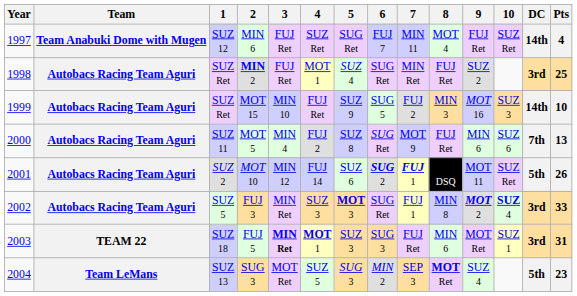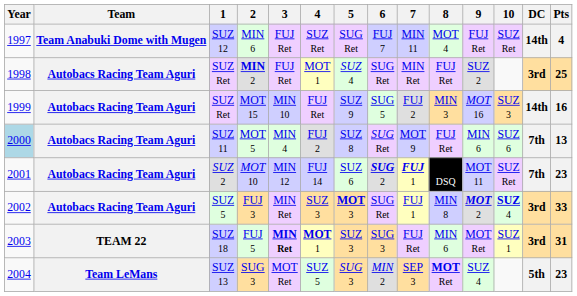(561, 107) 10 -> (561, 107) 16
(19, 141) no background -> (19, 141) lightblue background
(537, 174) 5th -> (537, 174) 7th
(561, 174) 26 -> (561, 174) 23
